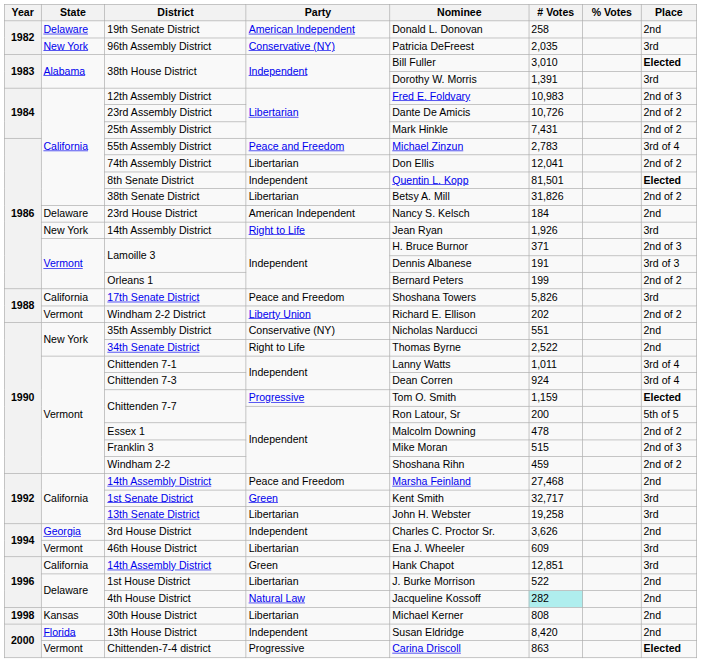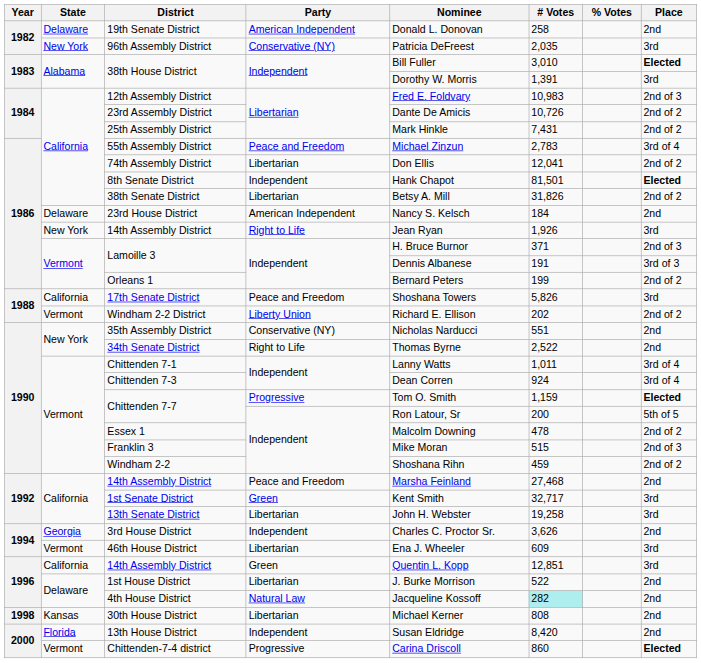(430, 180) Quentin L. Kopp -> (423, 180) Hank Chapot
(423, 565) Hank Chapot -> (430, 565) Quentin L. Kopp
(540, 649) 863 -> (540, 649) 860
